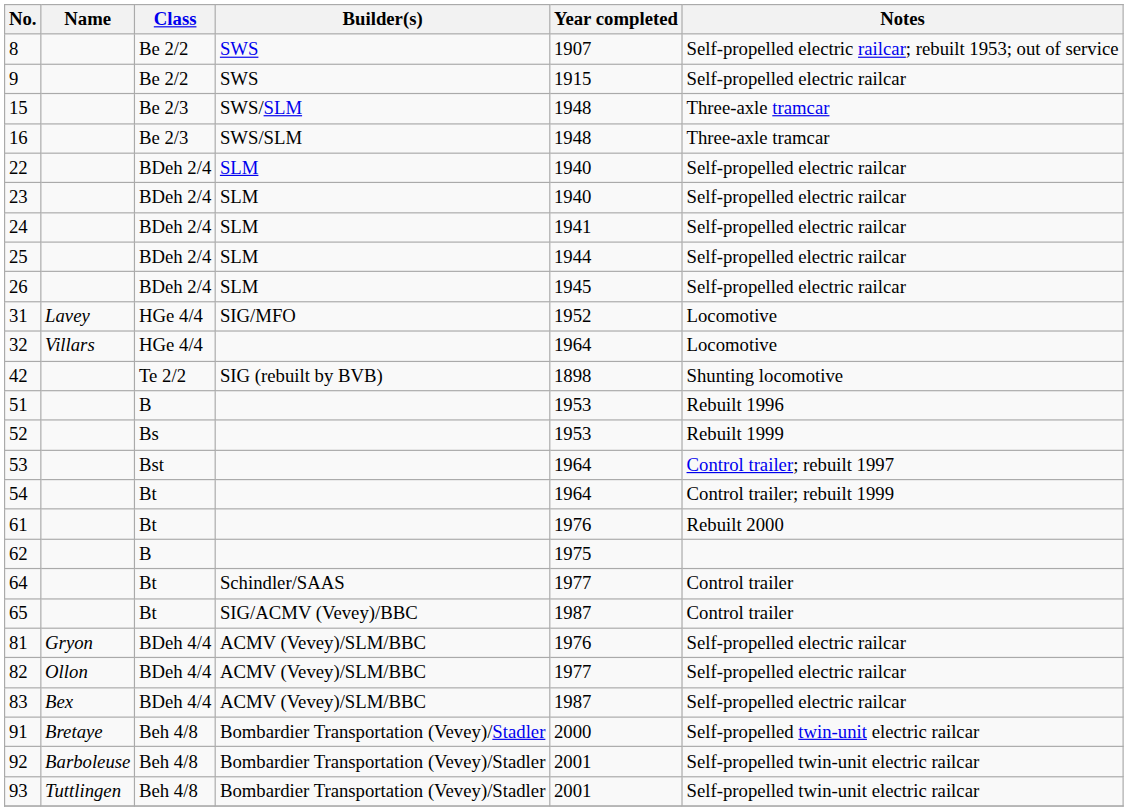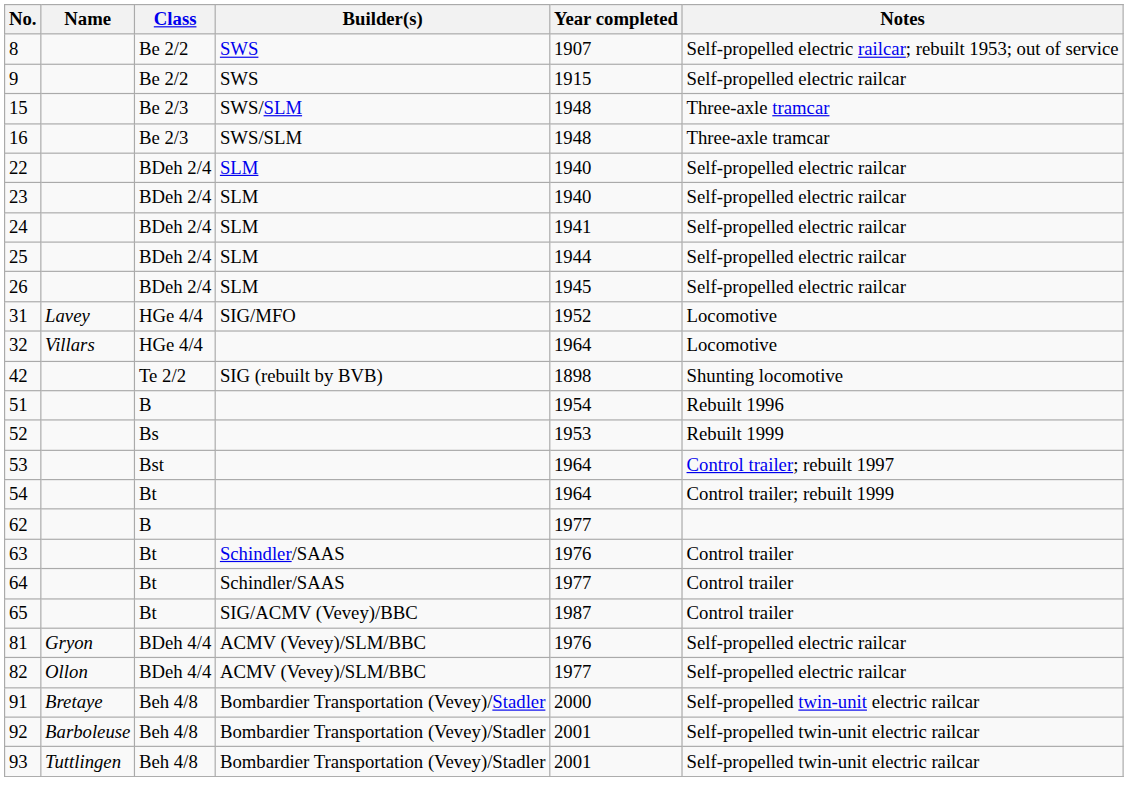(573, 405) 1953 -> (573, 405) 1954
- row: (18, 524)
(573, 553) 1975 -> (573, 524) 1977
+ row: (18, 553)
- row: (18, 702)
